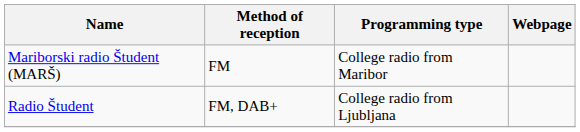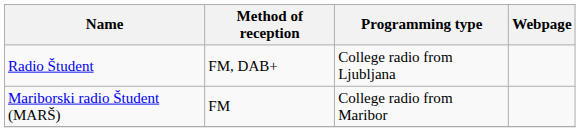rows swapped: (84, 65) <-> (51, 106)
